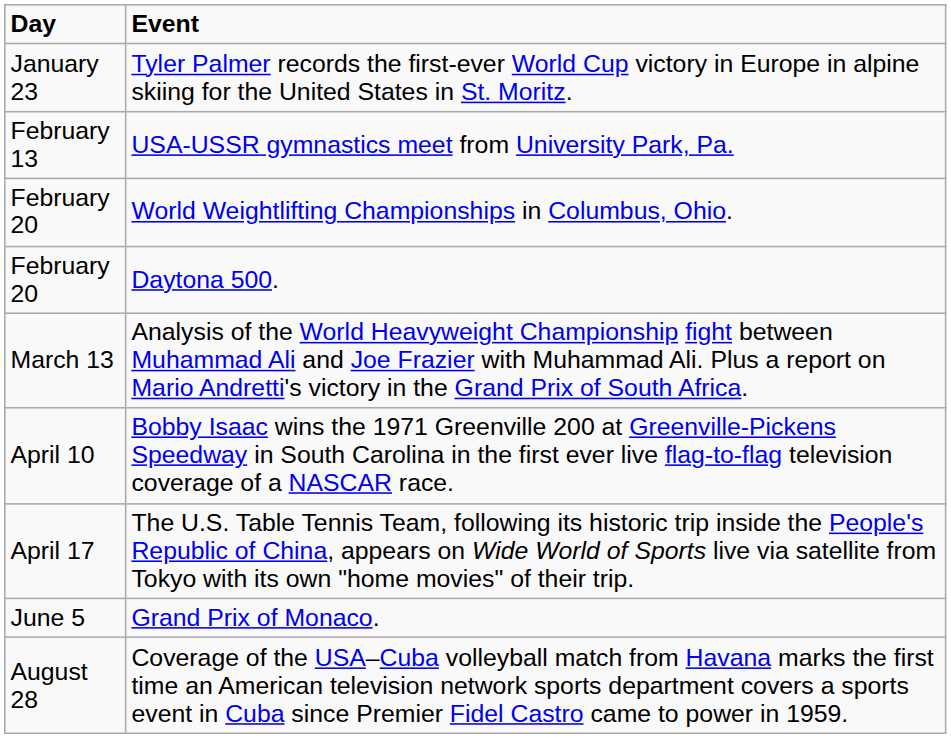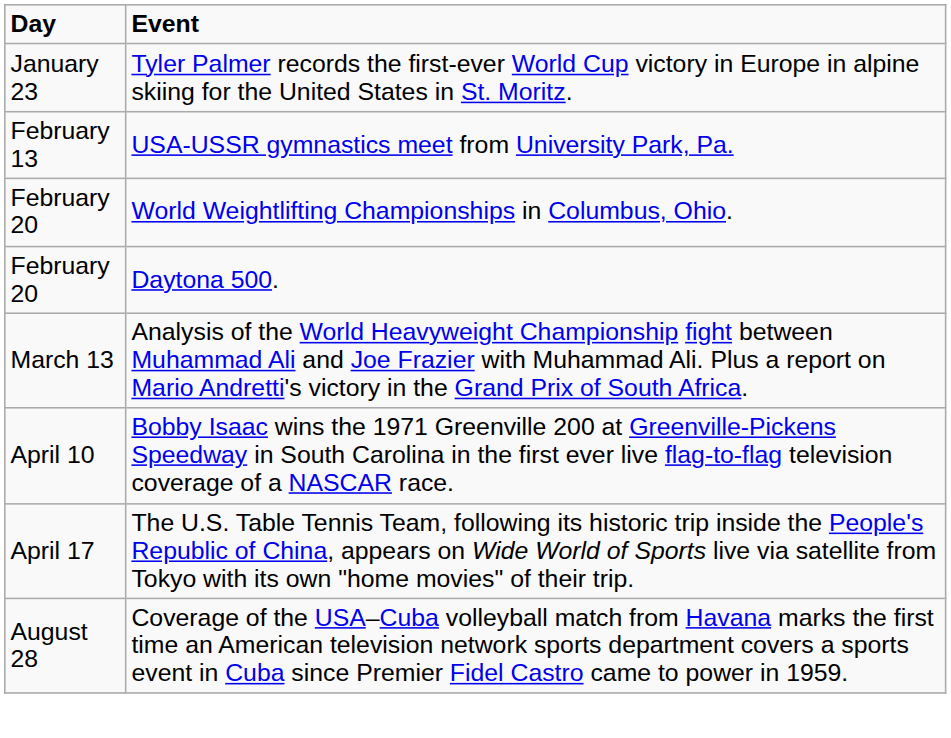- row: (255, 617)
